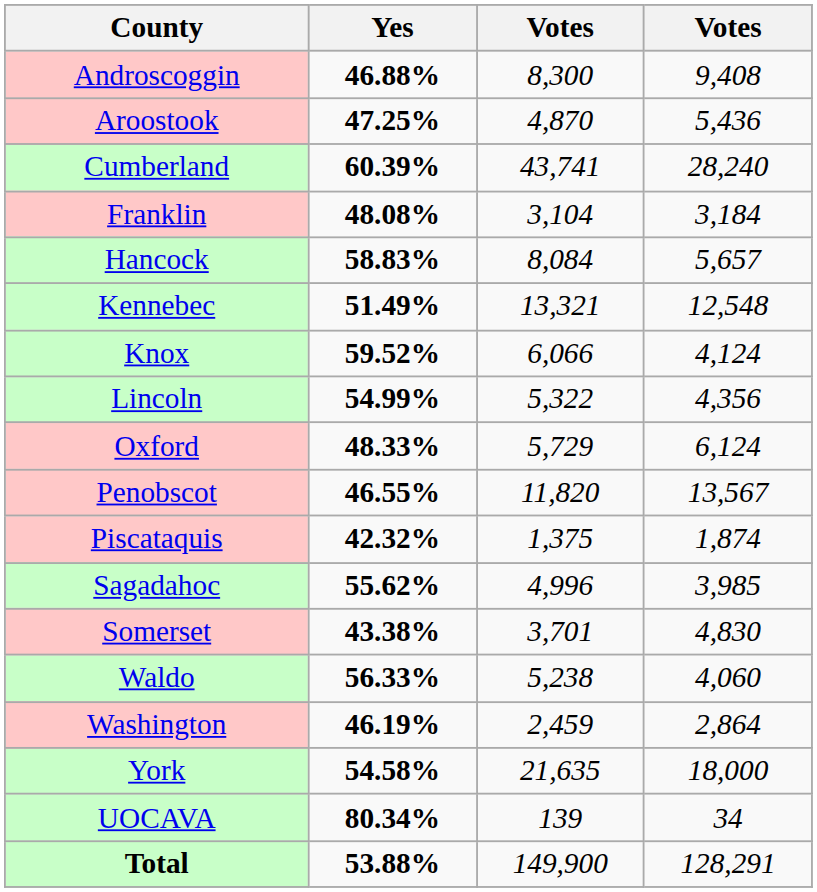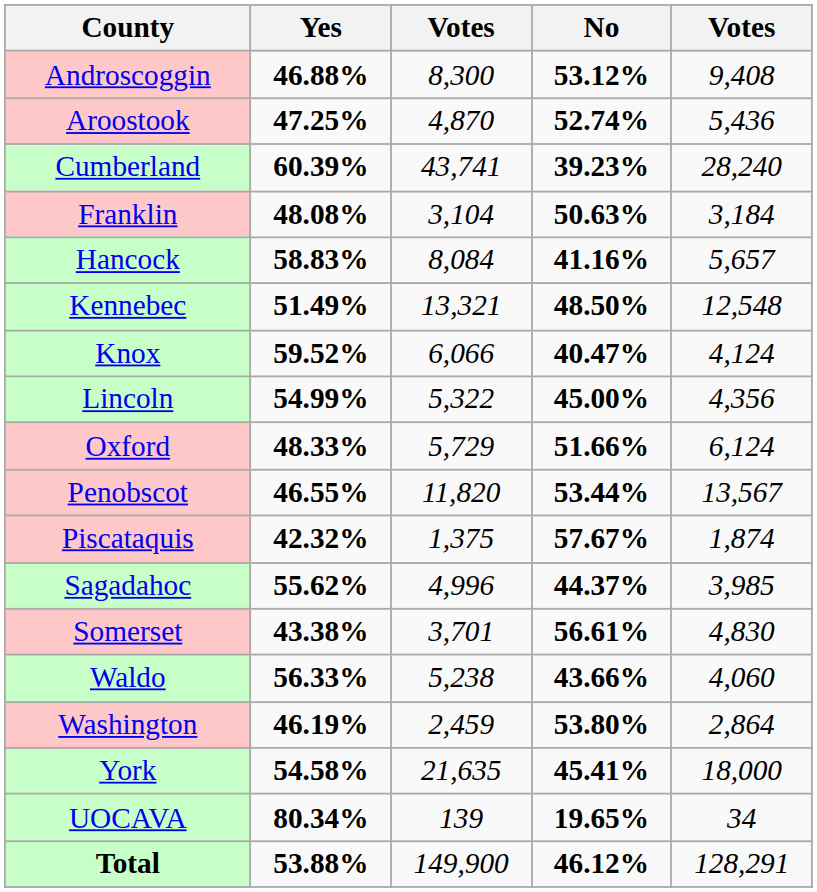+ column: (601, 27)
